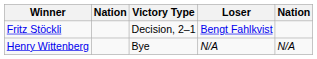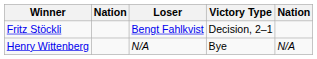columns swapped: (164, 12) <-> (236, 12)
